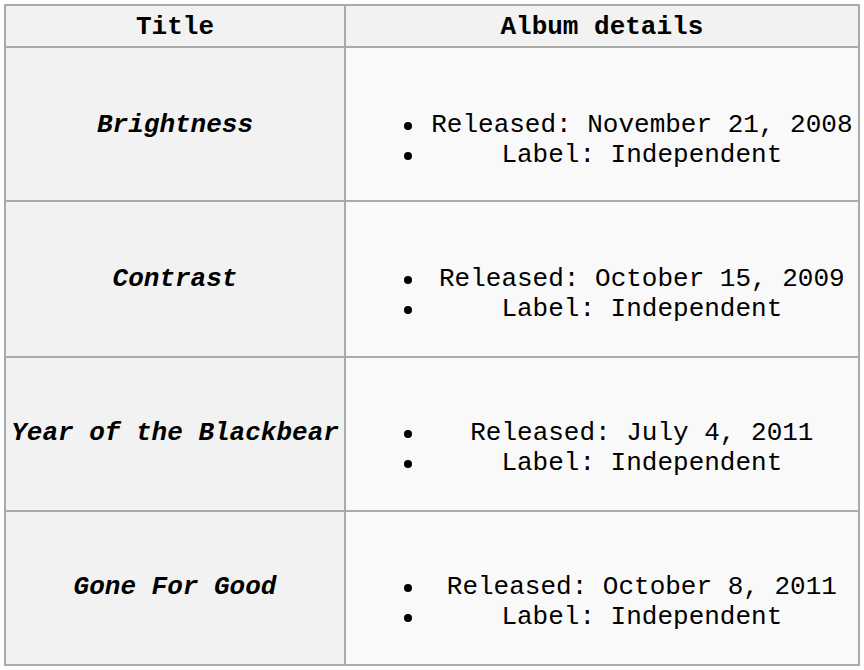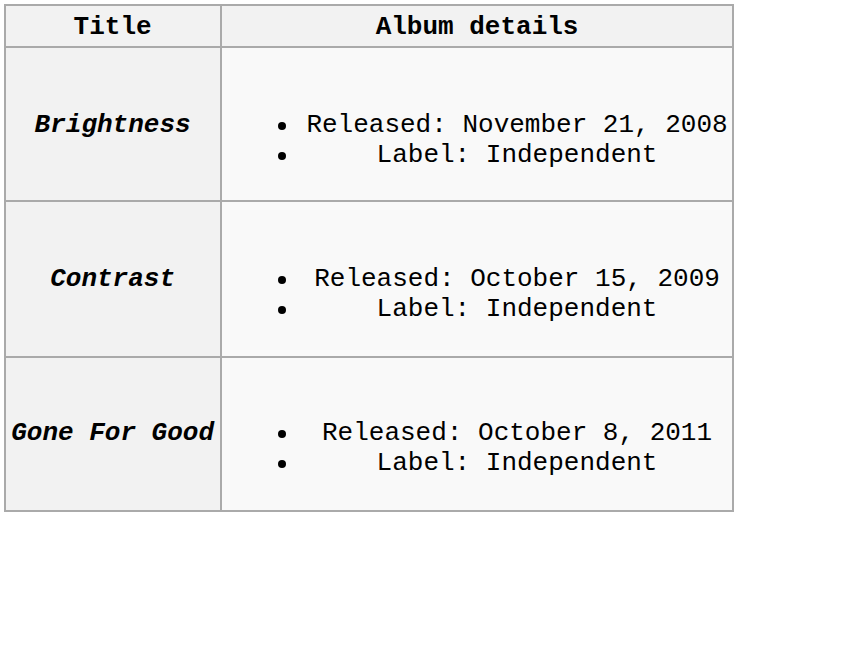- row: (175, 433)
